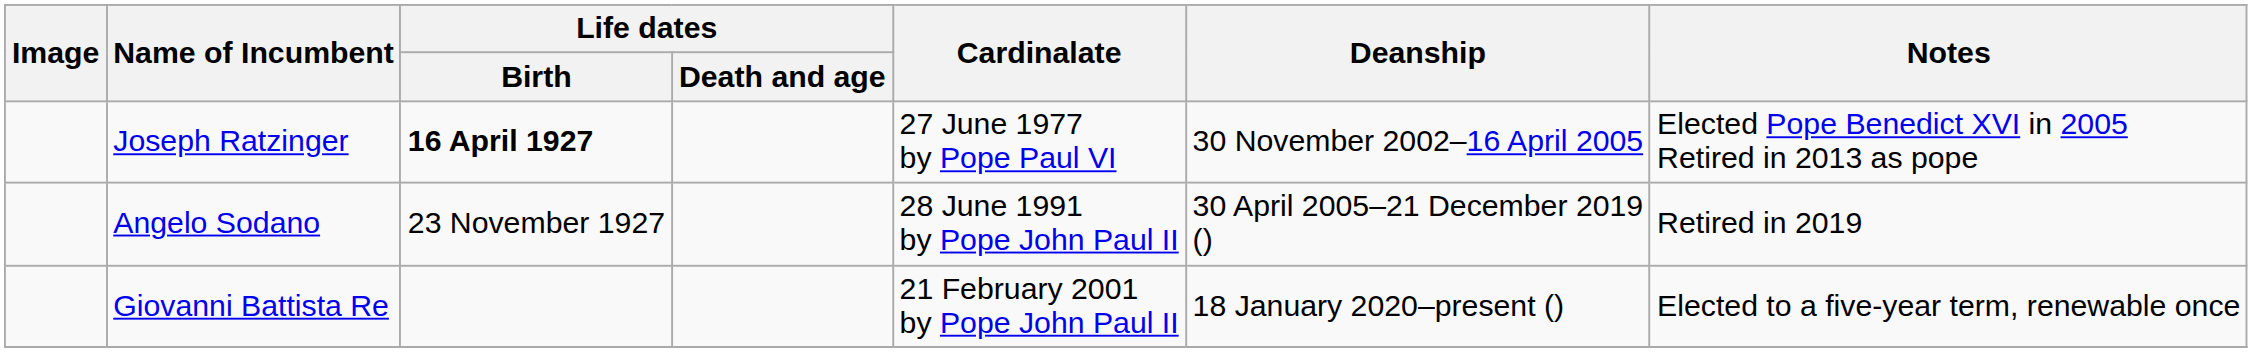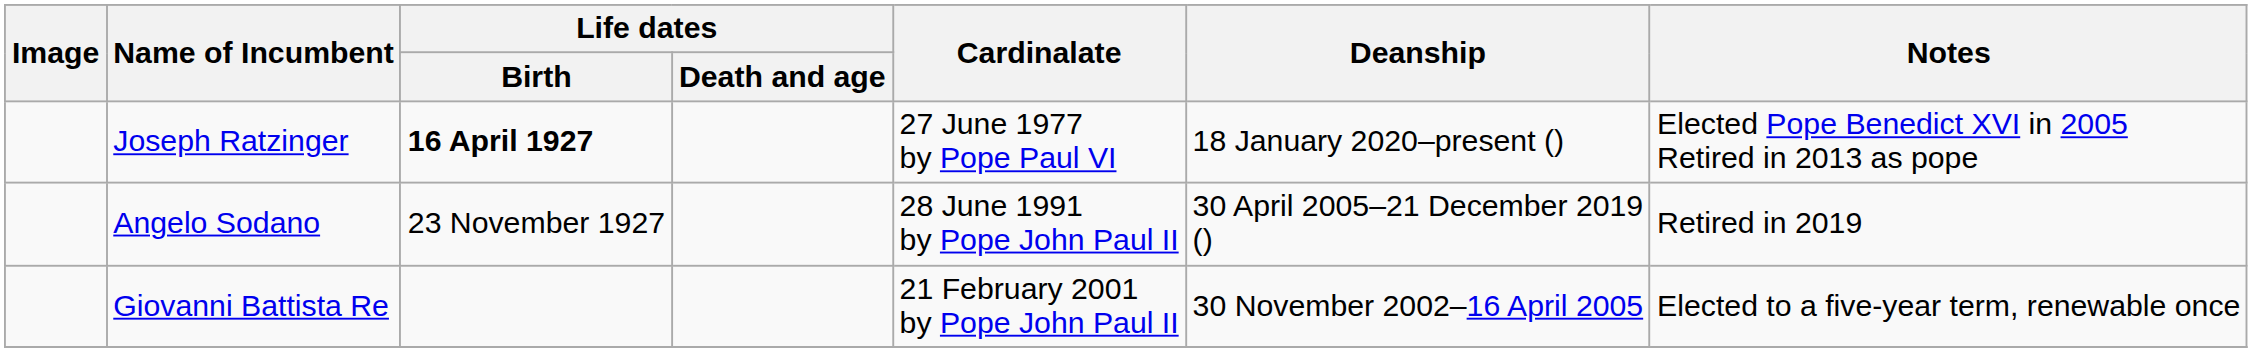(1418, 141) 30 November 2002–16 April 2005 -> (1378, 141) 18 January 2020–present ()
(1378, 305) 18 January 2020–present () -> (1418, 305) 30 November 2002–16 April 2005
